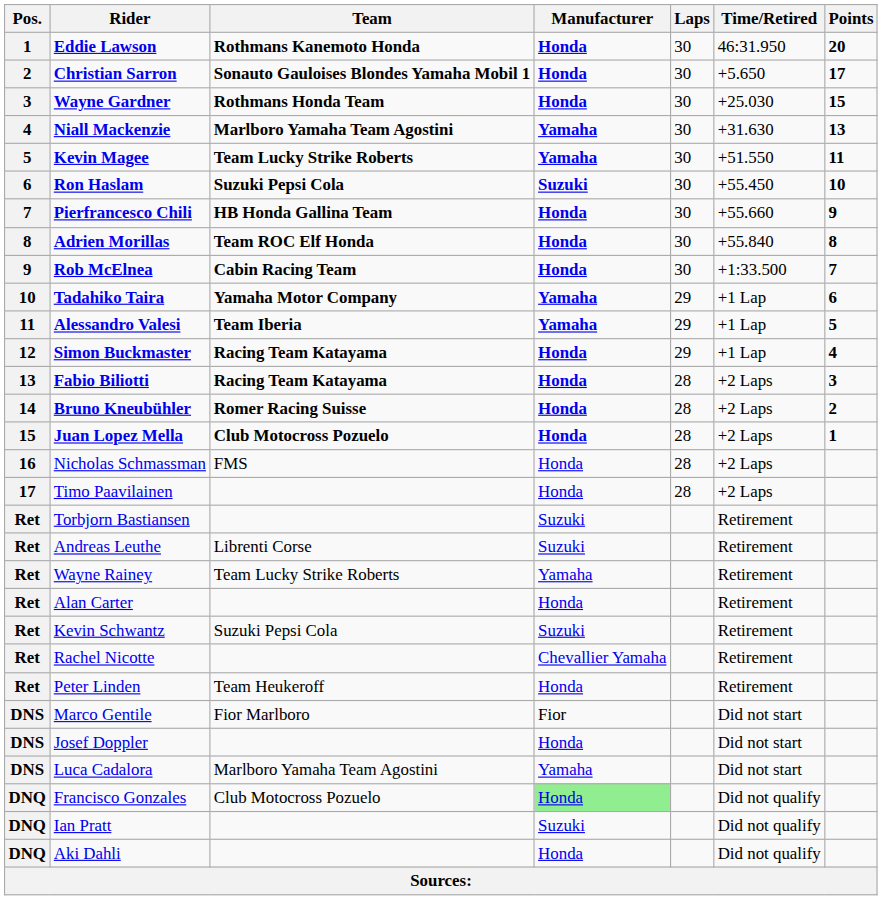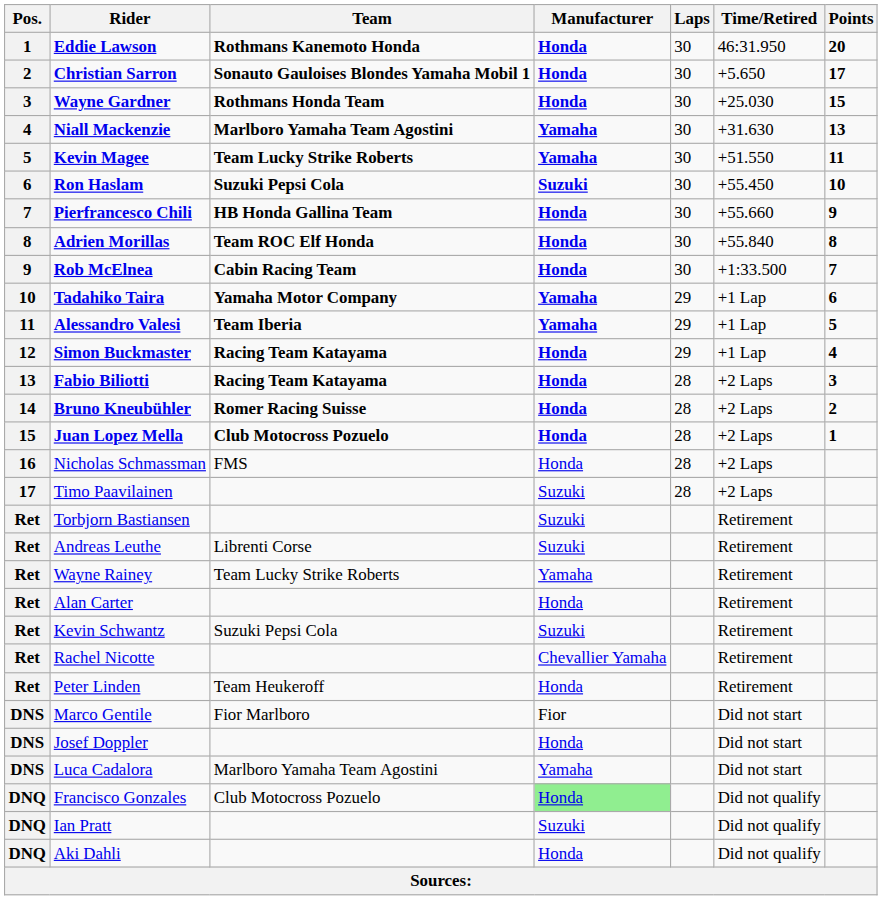(561, 491) Honda -> (562, 491) Suzuki
